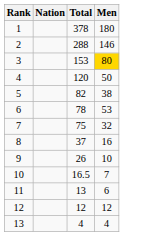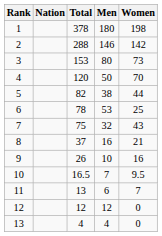+ column: (138, 12)
(107, 61) gold background -> (107, 61) no background
